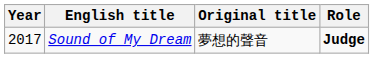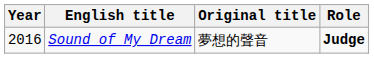(25, 40) 2017 -> (25, 40) 2016
